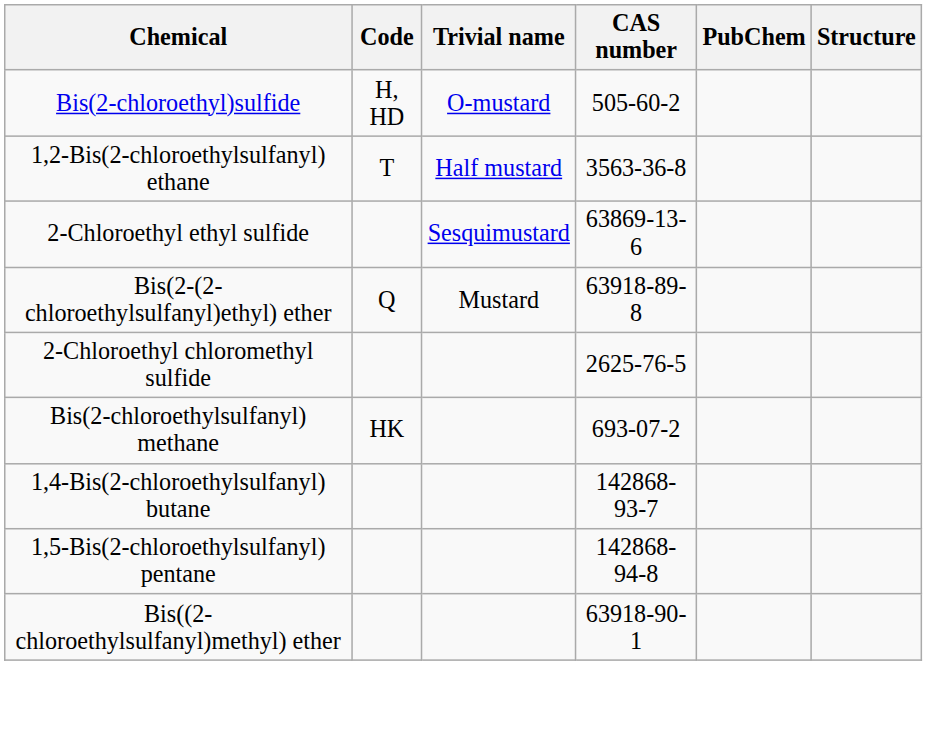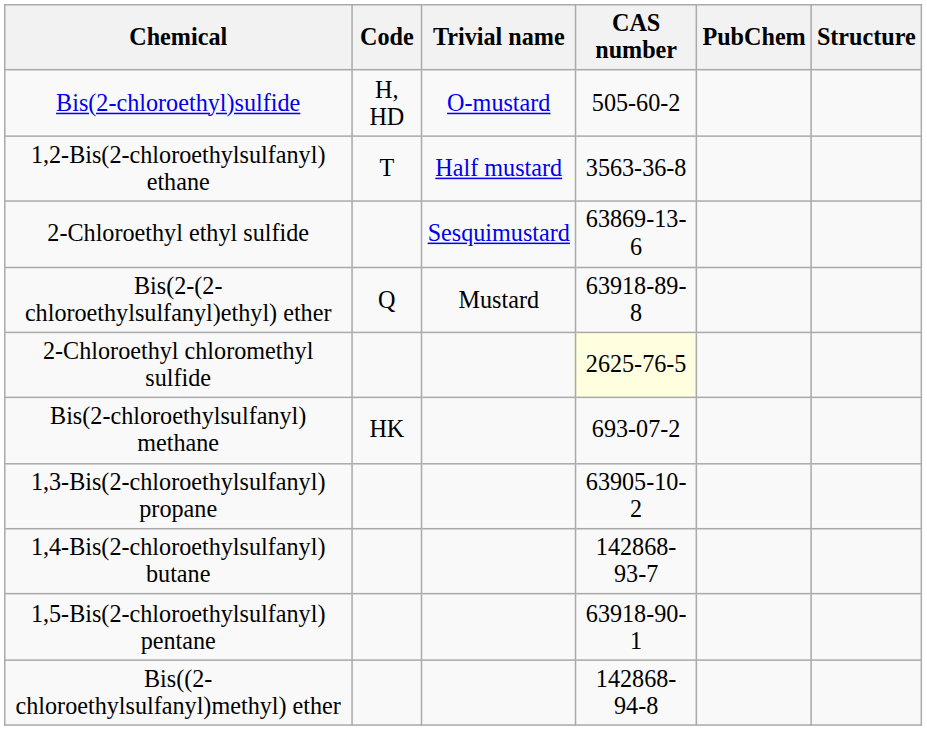(636, 364) no background -> (636, 364) lightyellow background
+ row: (178, 495)
(636, 561) 142868-94-8 -> (636, 626) 63918-90-1
(636, 626) 63918-90-1 -> (636, 692) 142868-94-8
